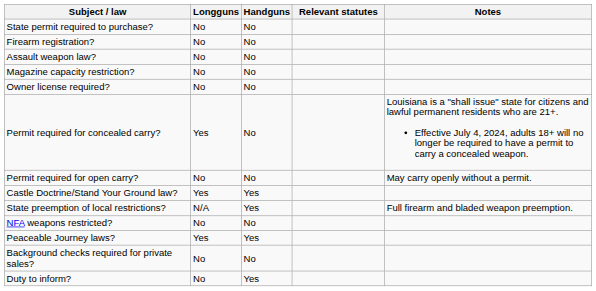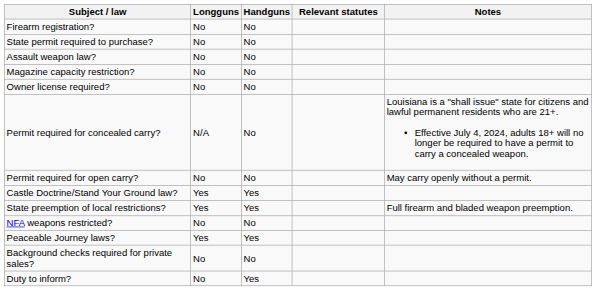rows swapped: (80, 26) <-> (50, 41)
(201, 132) Yes -> (201, 132) N/A
(201, 208) N/A -> (201, 208) Yes
